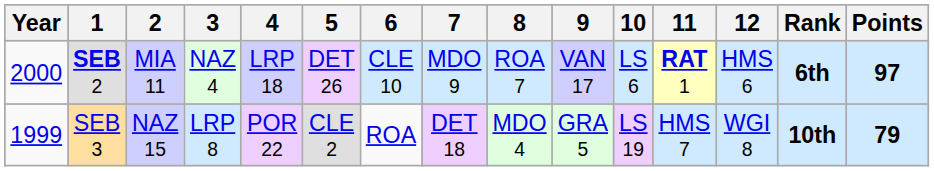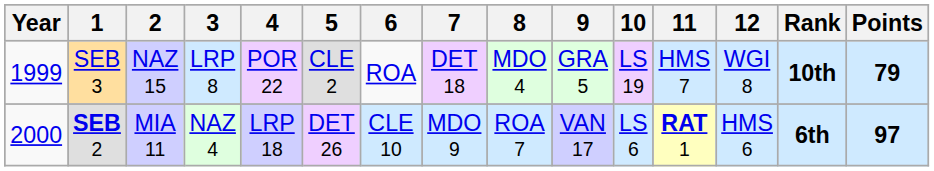rows swapped: (97, 134) <-> (97, 71)
